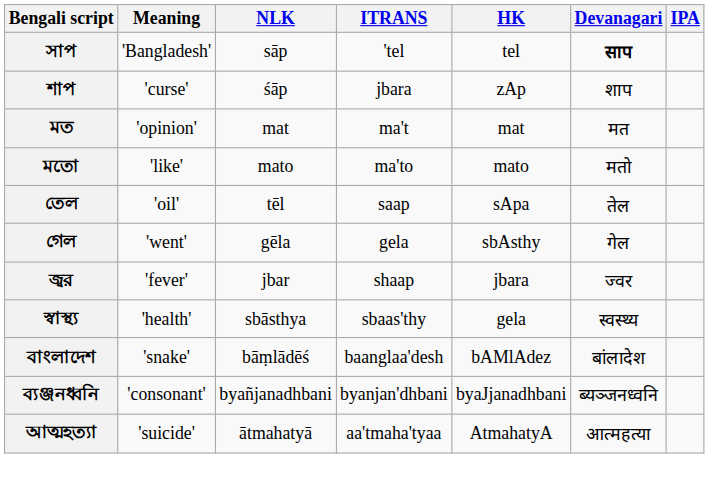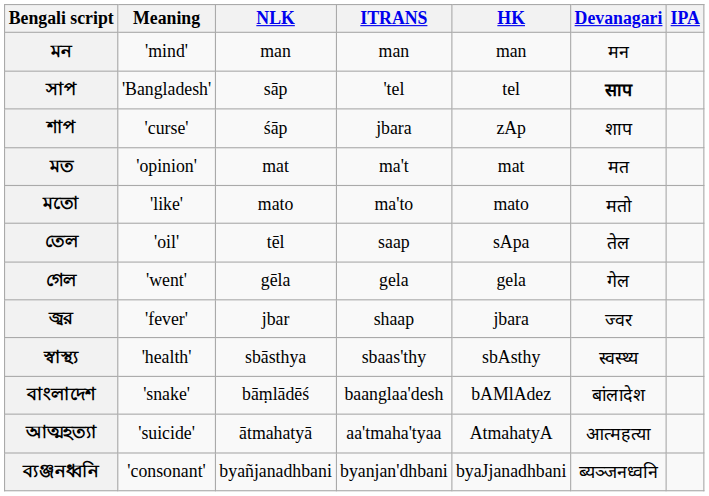+ row: (61, 51)
(511, 242) sbAsthy -> (511, 280) gela
(511, 318) gela -> (511, 356) sbAsthy
rows swapped: (61, 394) <-> (61, 432)
